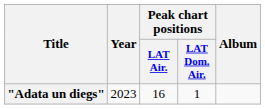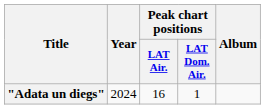(124, 94) 2023 -> (124, 94) 2024
